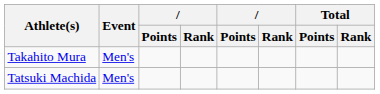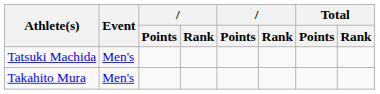rows swapped: (47, 57) <-> (52, 78)
